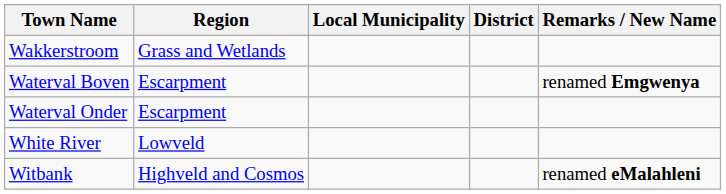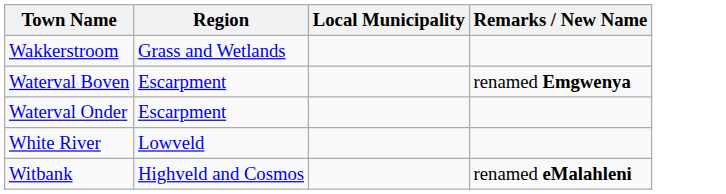- column: (504, 20)
